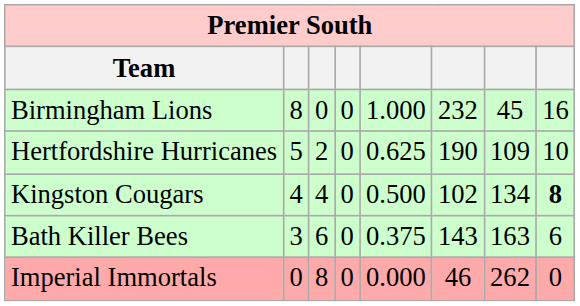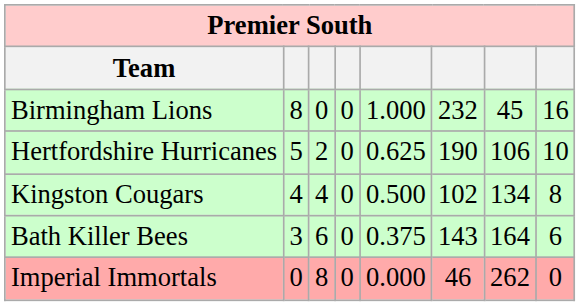(510, 151) 109 -> (510, 151) 106
(555, 194) bold -> (555, 194) normal
(510, 236) 163 -> (510, 236) 164
